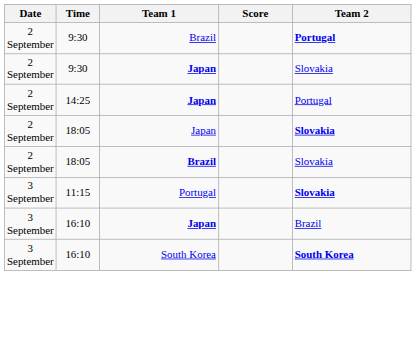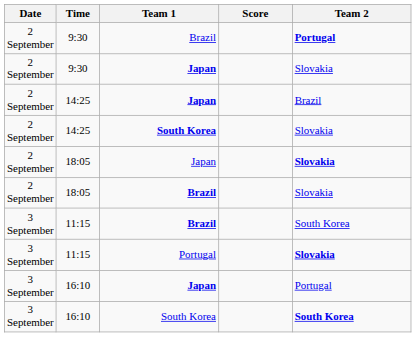(313, 100) Portugal -> (308, 100) Brazil
+ row: (78, 131)
+ row: (78, 224)
(308, 224) Brazil -> (313, 286) Portugal
